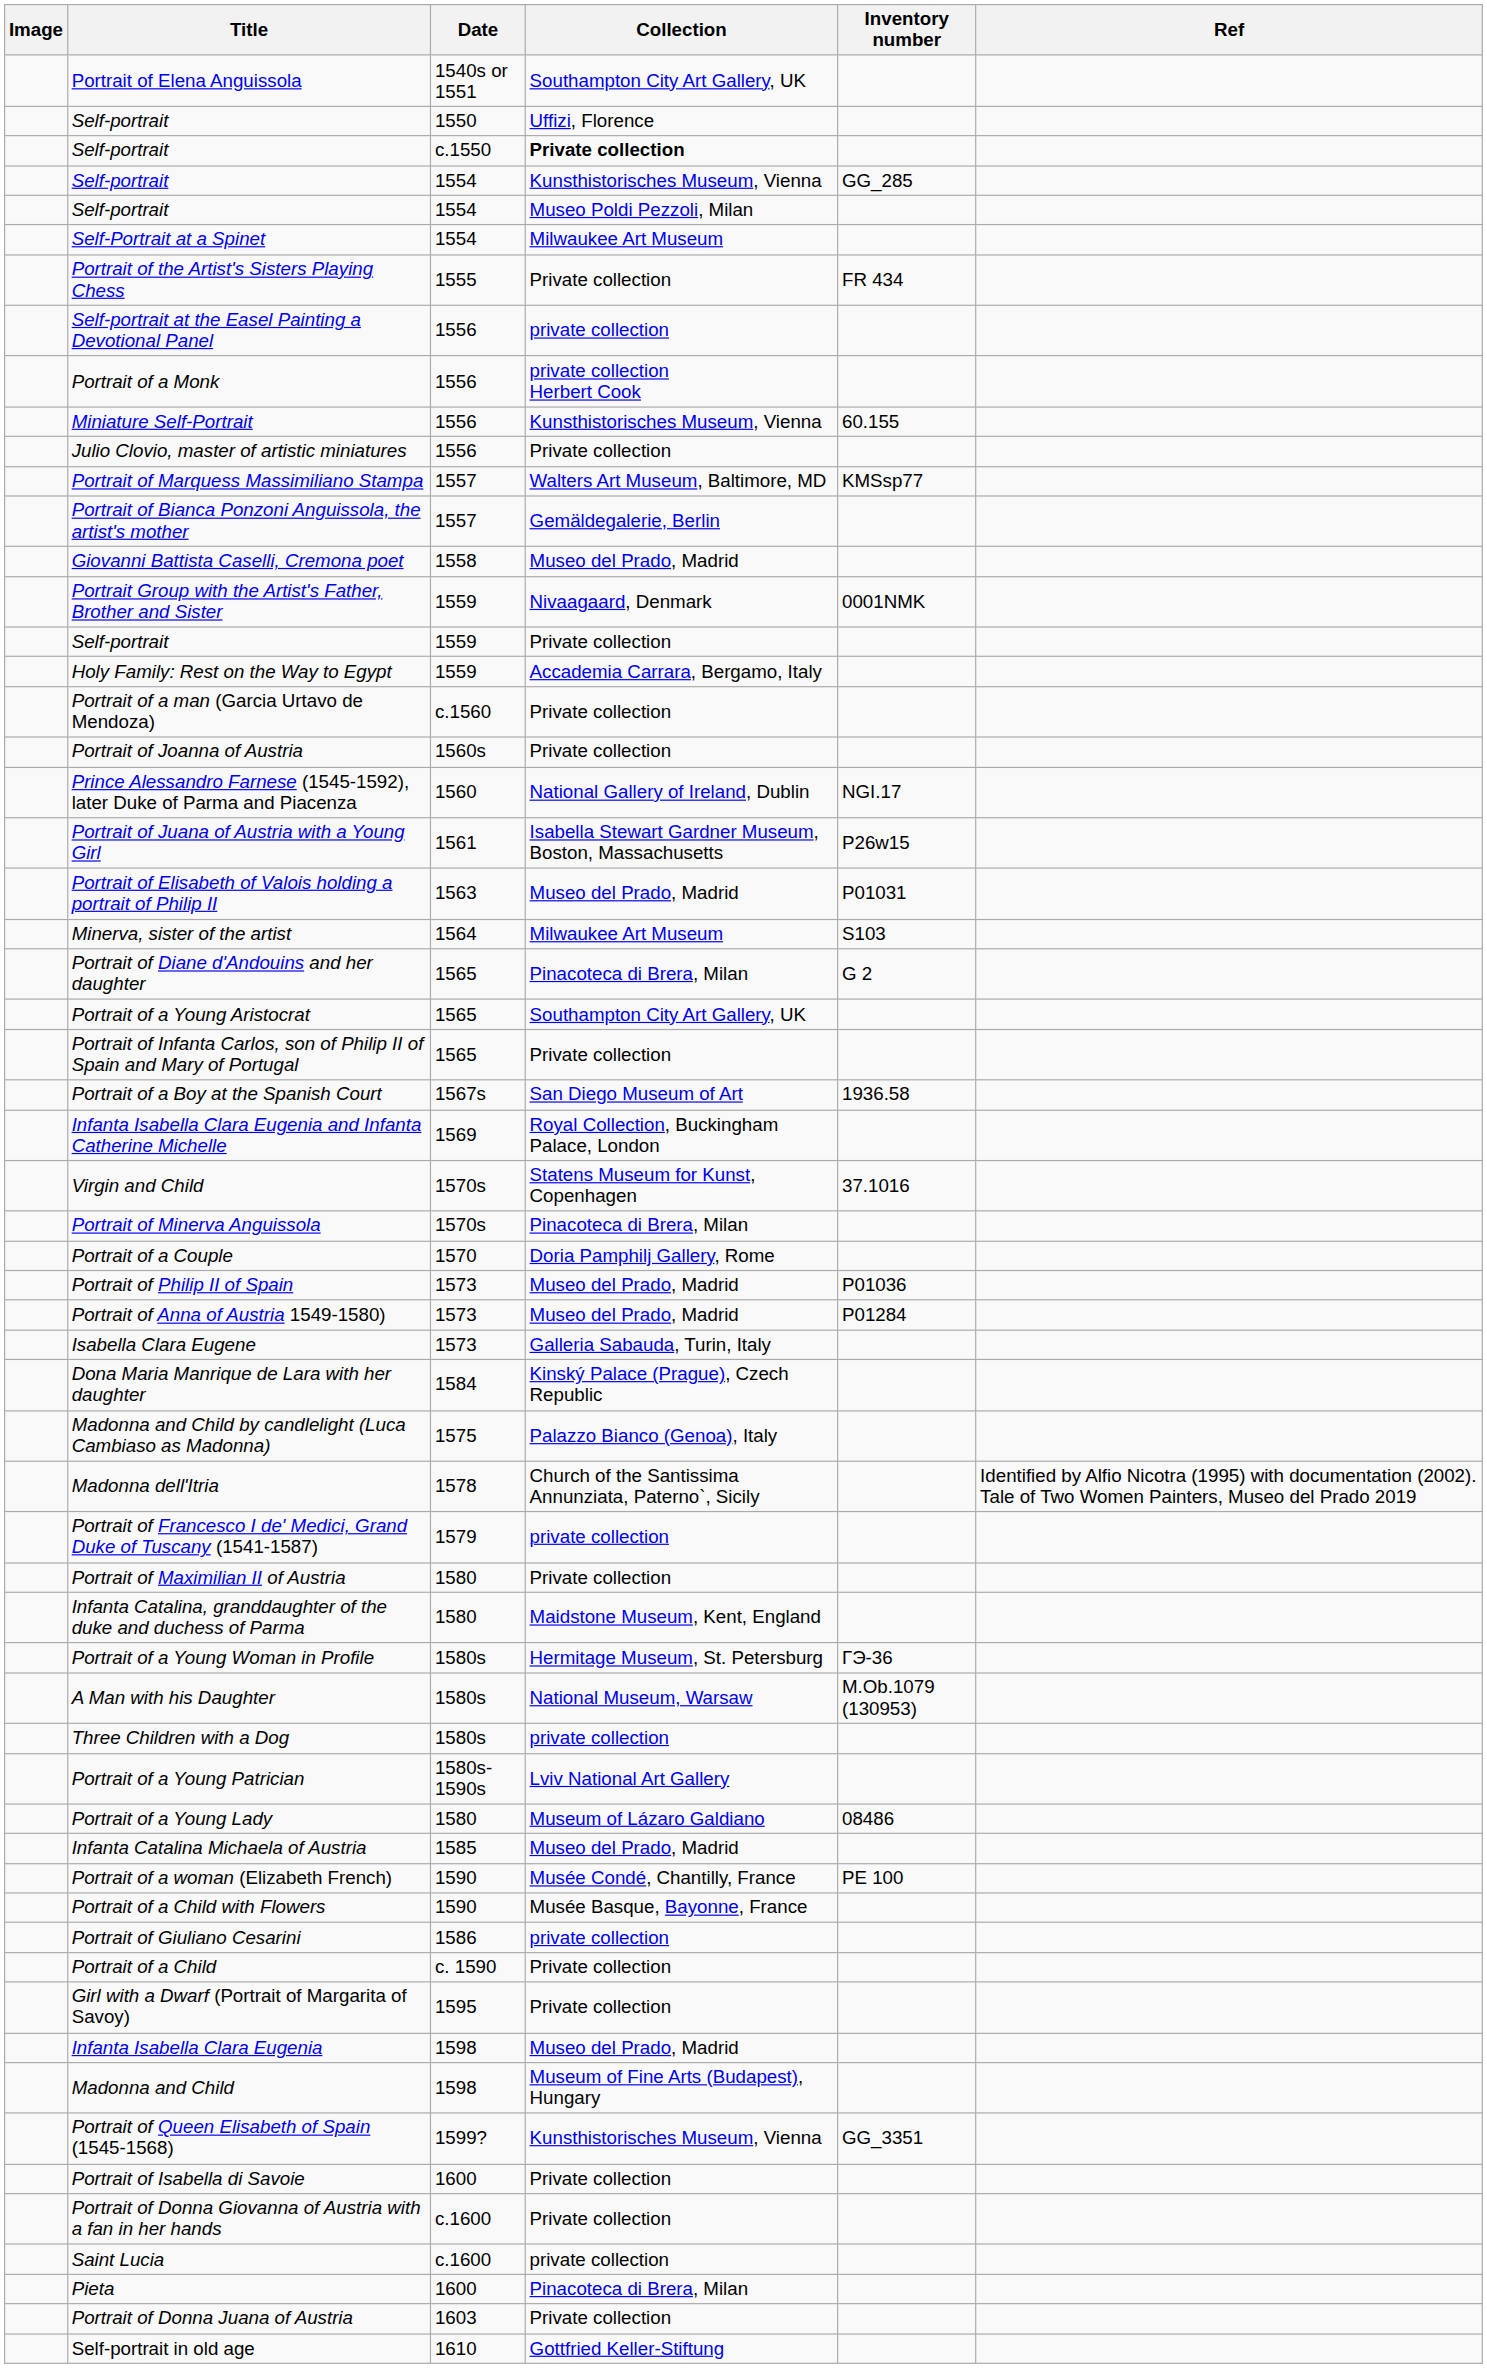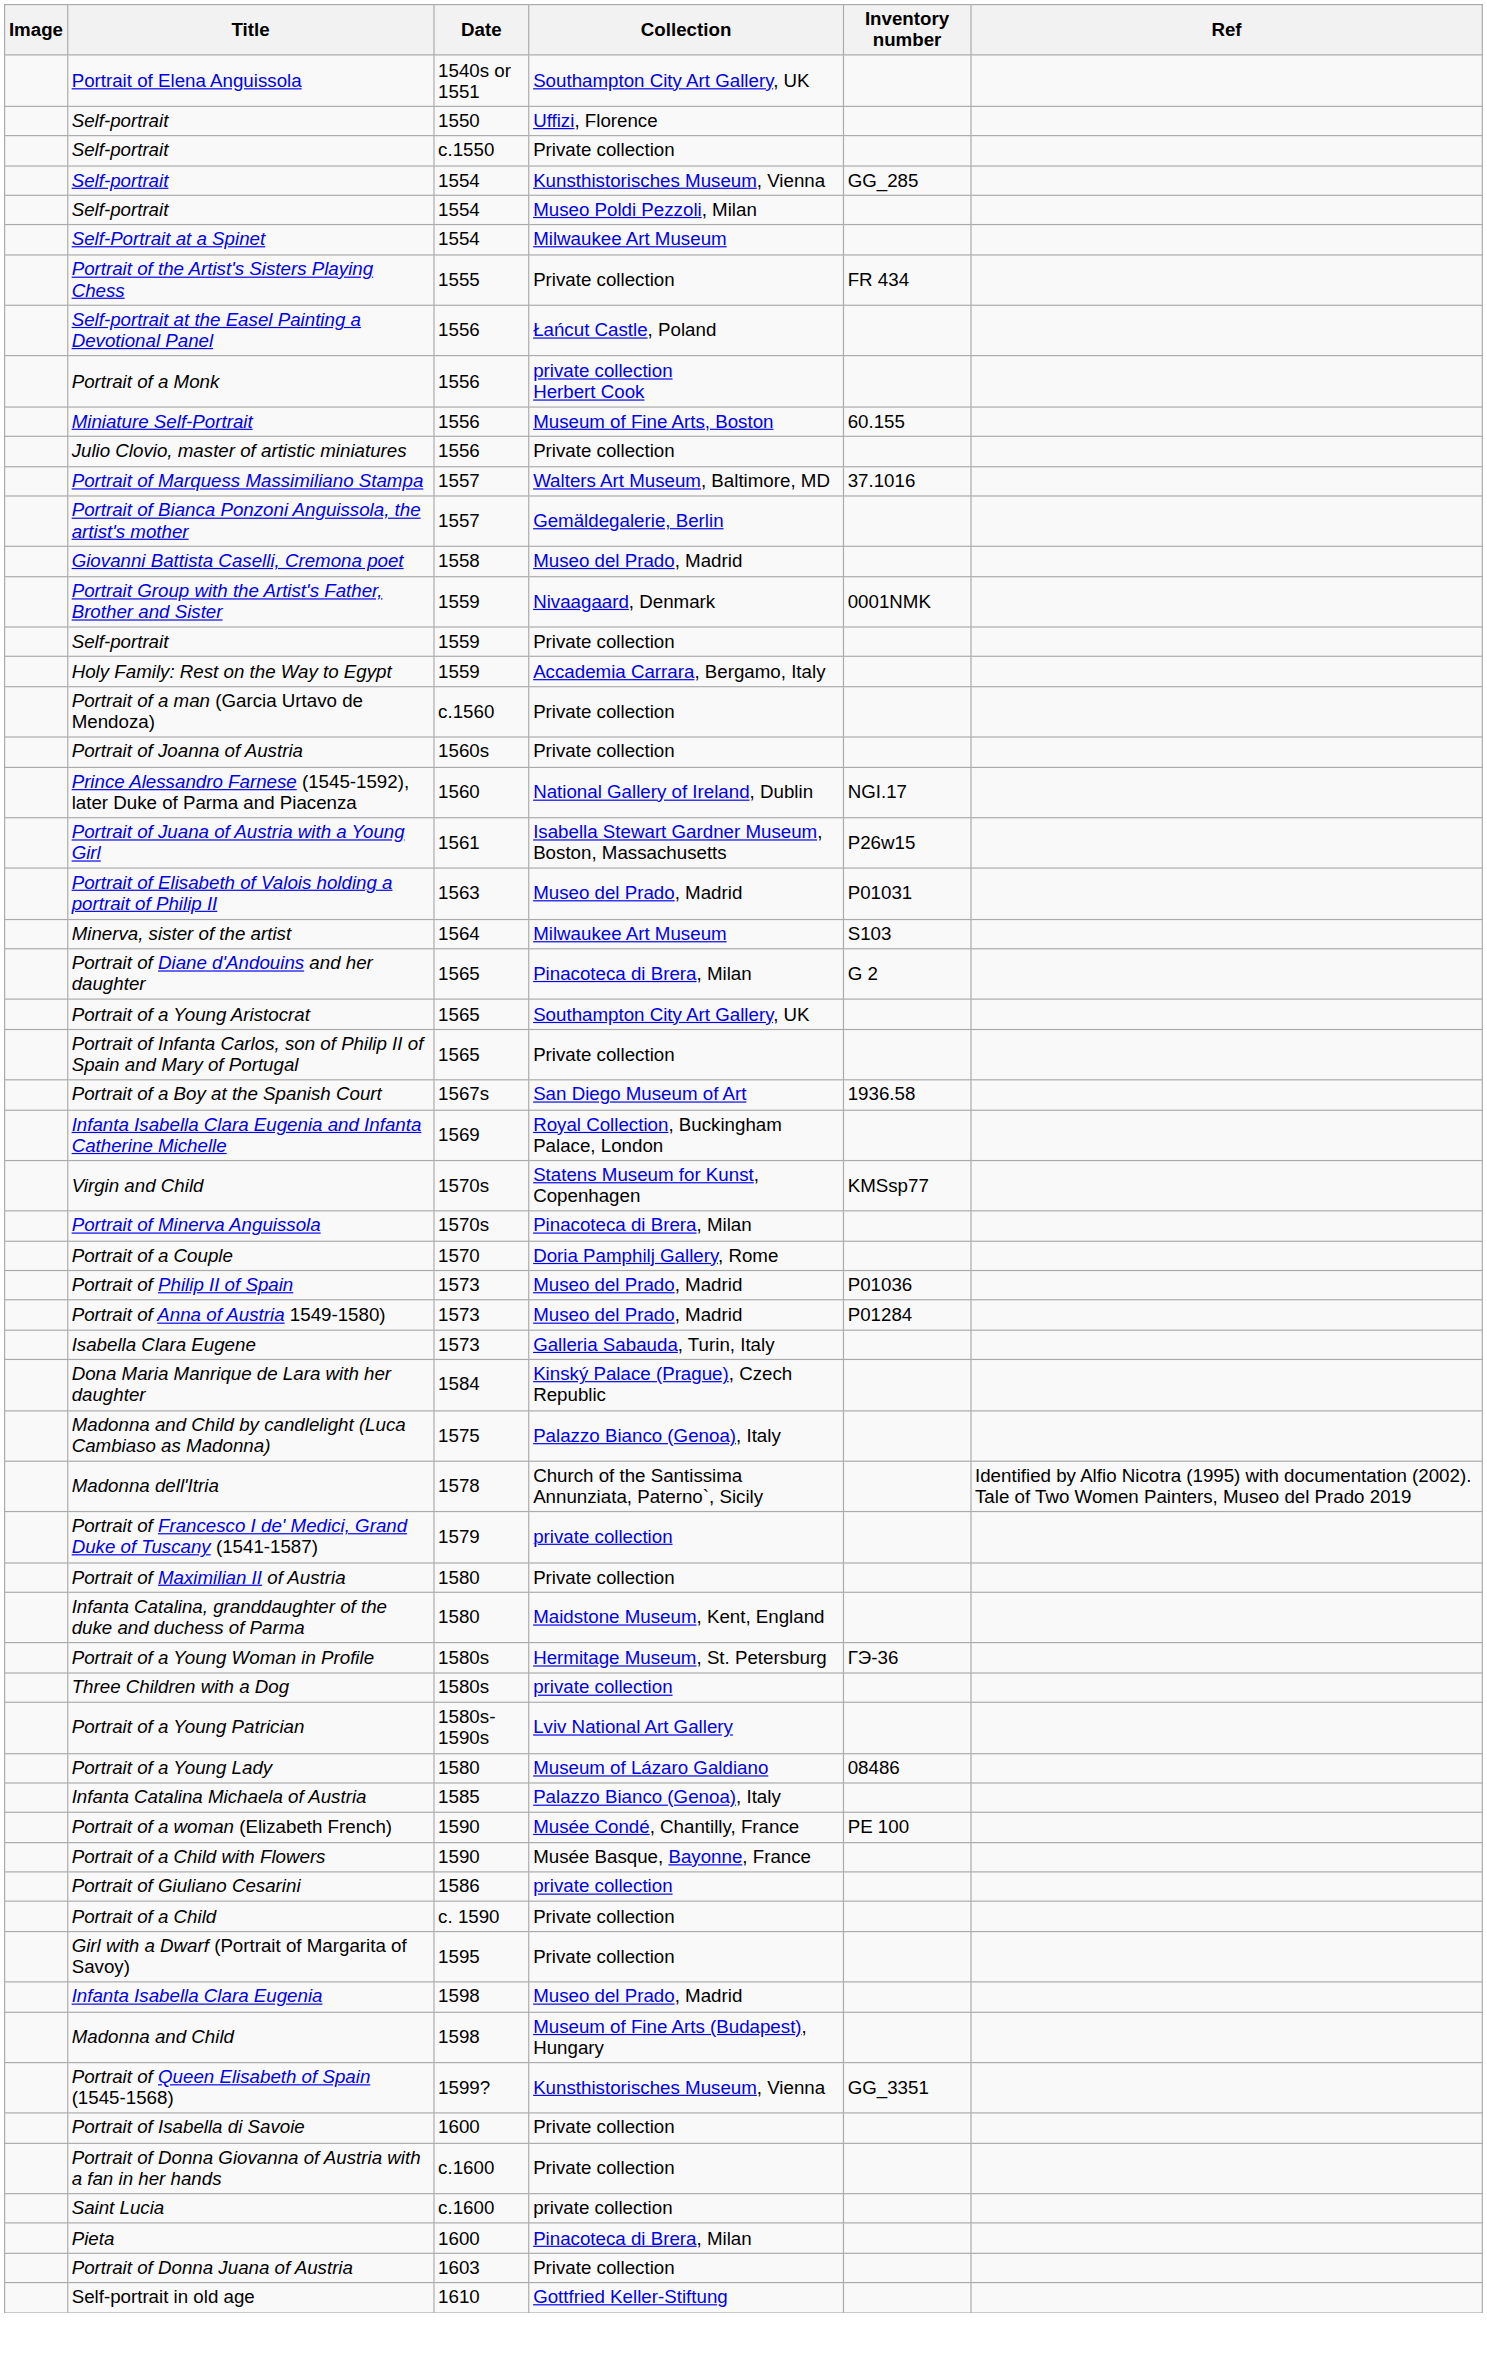(607, 150) bold -> (604, 150) normal
(599, 330) private collection -> (625, 330) Łańcut Castle, Poland
(676, 421) Kunsthistorisches Museum, Vienna -> (653, 421) Museum of Fine Arts, Boston
(883, 480) KMSsp77 -> (882, 480) 37.1016
(876, 1185) 37.1016 -> (888, 1185) KMSsp77
- row: (173, 1698)
(634, 1848) Museo del Prado, Madrid -> (657, 1797) Palazzo Bianco (Genoa), Italy
